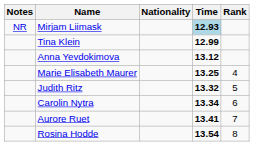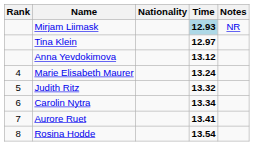columns swapped: (235, 12) <-> (20, 12)
(207, 42) 12.99 -> (204, 42) 12.97
(207, 73) 13.25 -> (204, 73) 13.24
